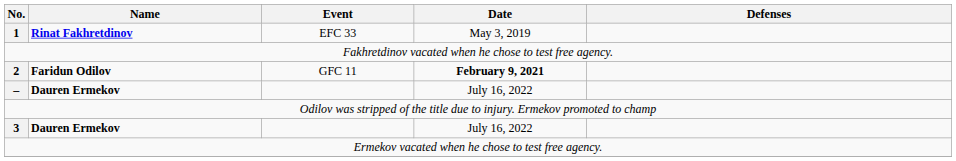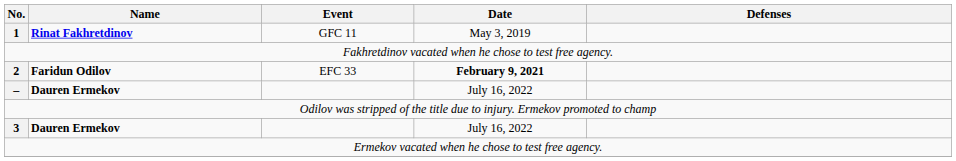(338, 33) EFC 33 -> (338, 33) GFC 11
(338, 71) GFC 11 -> (338, 71) EFC 33
